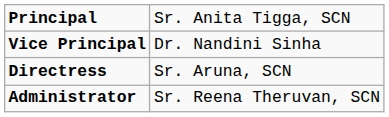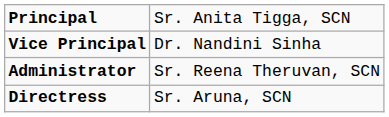rows swapped: (58, 71) <-> (72, 98)
